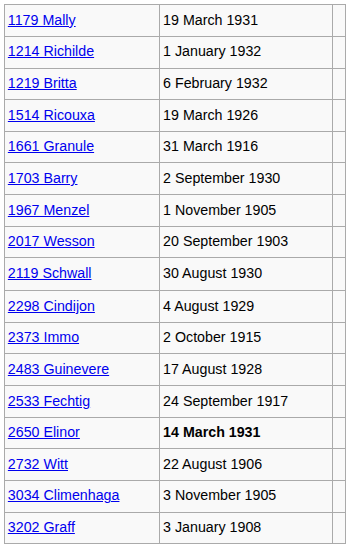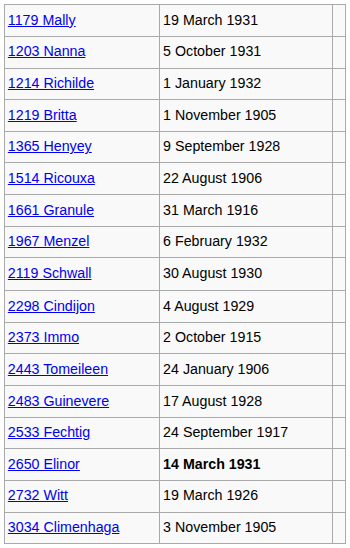+ row: (47, 51)
(215, 83) 6 February 1932 -> (220, 115) 1 November 1905
+ row: (50, 146)
(211, 115) 19 March 1926 -> (213, 178) 22 August 1906
- row: (43, 178)
(220, 210) 1 November 1905 -> (215, 241) 6 February 1932
- row: (51, 241)
+ row: (58, 369)
(213, 464) 22 August 1906 -> (211, 495) 19 March 1926
- row: (41, 527)
